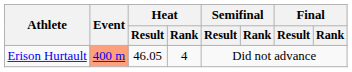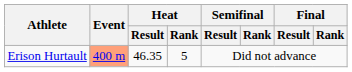(148, 56) 46.05 -> (148, 56) 46.35
(184, 56) 4 -> (184, 56) 5
